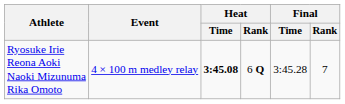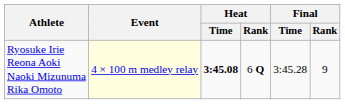(145, 70) no background -> (145, 70) lightyellow background
(325, 70) 7 -> (325, 70) 9
